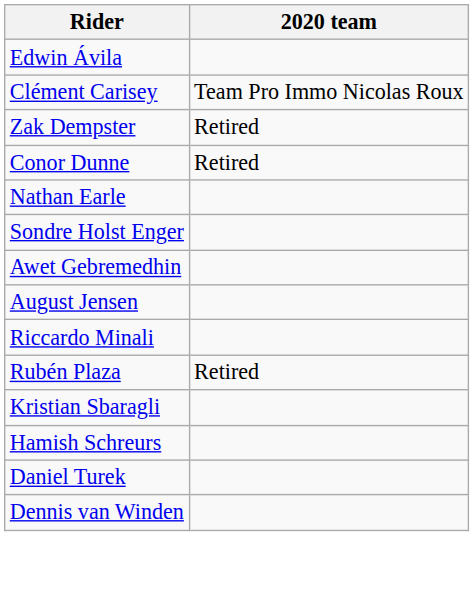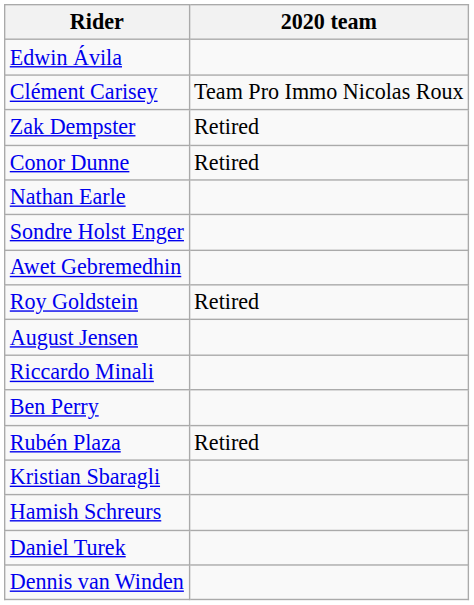+ row: (74, 302)
+ row: (54, 407)
